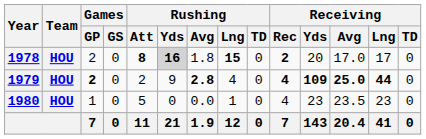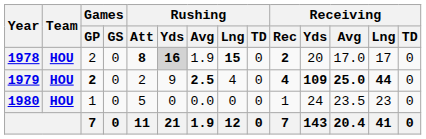(202, 59) 1.8 -> (202, 59) 1.9
(202, 80) 2.8 -> (202, 80) 2.5
(233, 102) 1 -> (233, 102) 0
(285, 102) 4 -> (285, 102) 1
(315, 102) 23 -> (315, 102) 24
